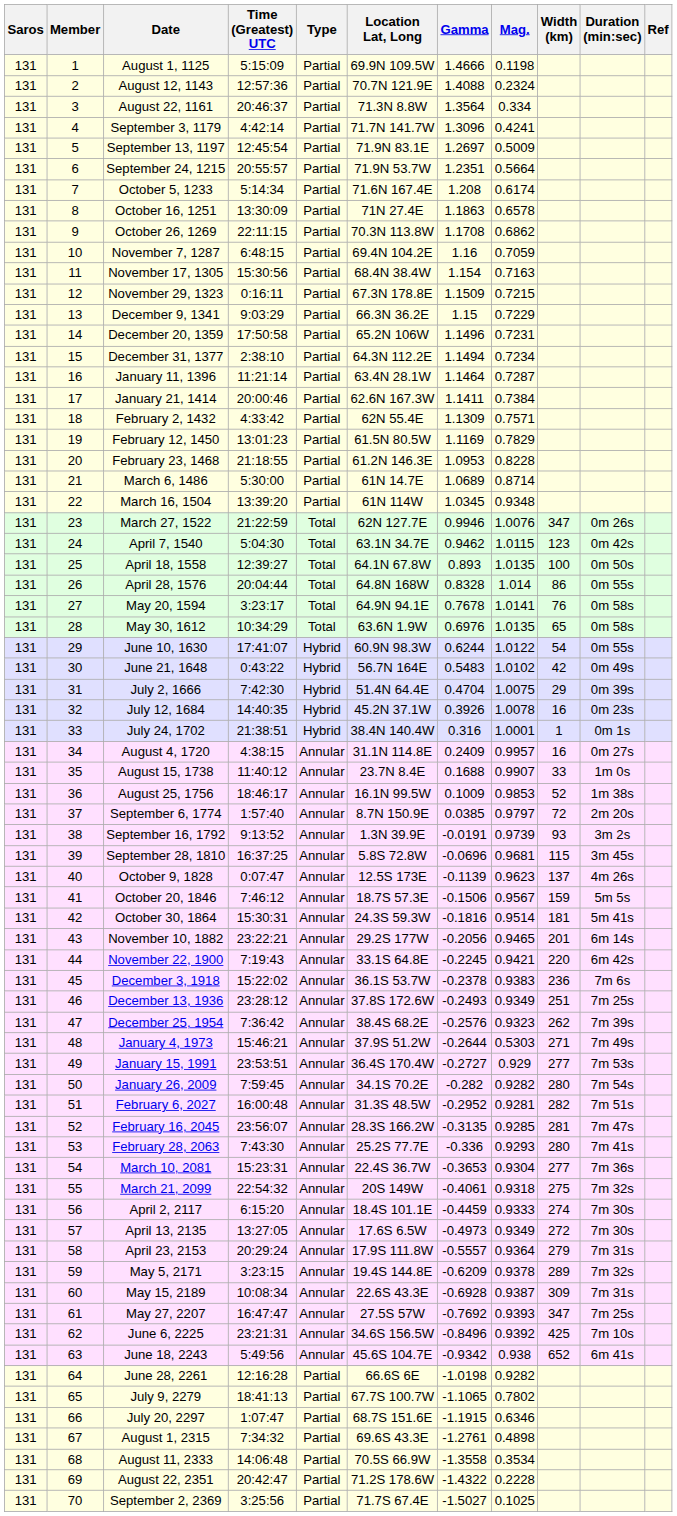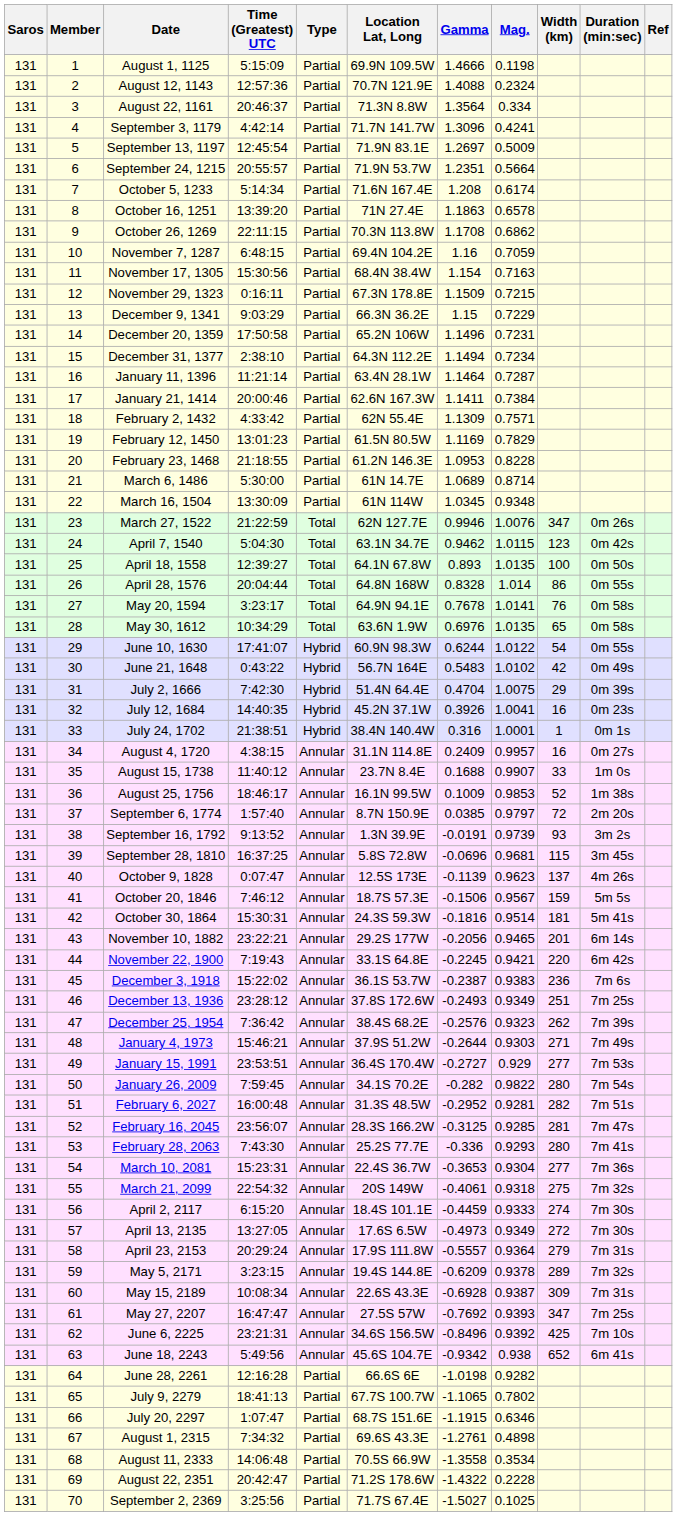(262, 210) 13:30:09 -> (262, 210) 13:39:20
(262, 502) 13:39:20 -> (262, 502) 13:30:09
(515, 710) 1.0078 -> (515, 710) 1.0041
(465, 980) -0.2378 -> (465, 980) -0.2387
(515, 1043) 0.5303 -> (515, 1043) 0.9303
(515, 1084) 0.9282 -> (515, 1084) 0.9822
(465, 1126) -0.3135 -> (465, 1126) -0.3125
